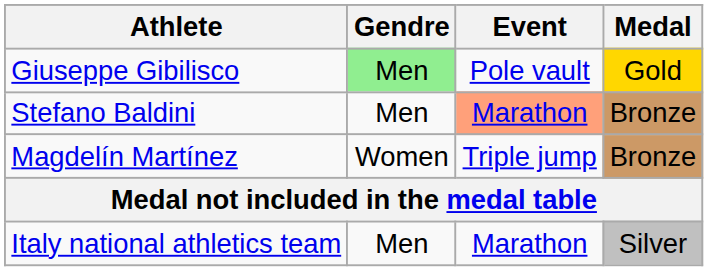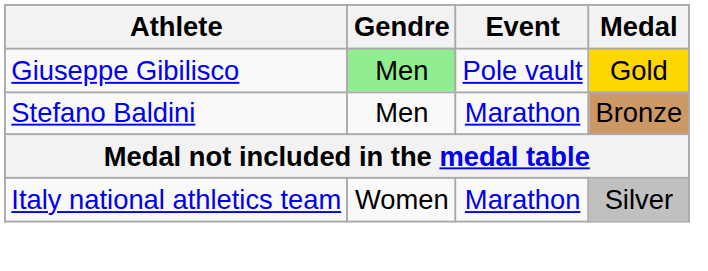(530, 113) lightsalmon background -> (523, 113) no background
- row: (125, 157)
(402, 243) Men -> (402, 200) Women
